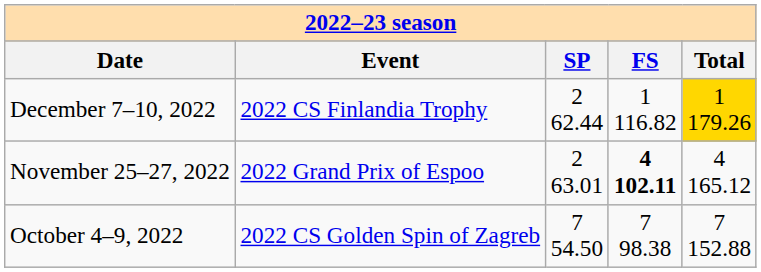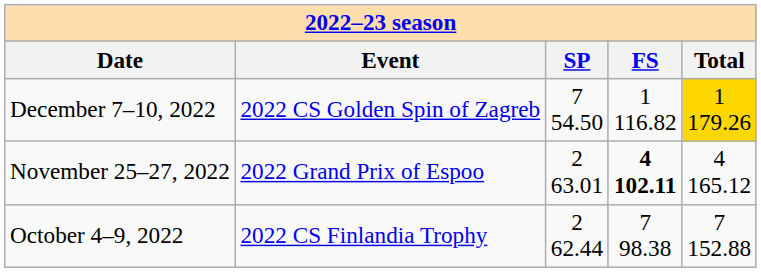(364, 109) 2022 CS Finlandia Trophy -> (390, 109) 2022 CS Golden Spin of Zagreb
(577, 109) 2 62.44 -> (577, 109) 7 54.50
(390, 235) 2022 CS Golden Spin of Zagreb -> (364, 235) 2022 CS Finlandia Trophy
(577, 235) 7 54.50 -> (577, 235) 2 62.44
